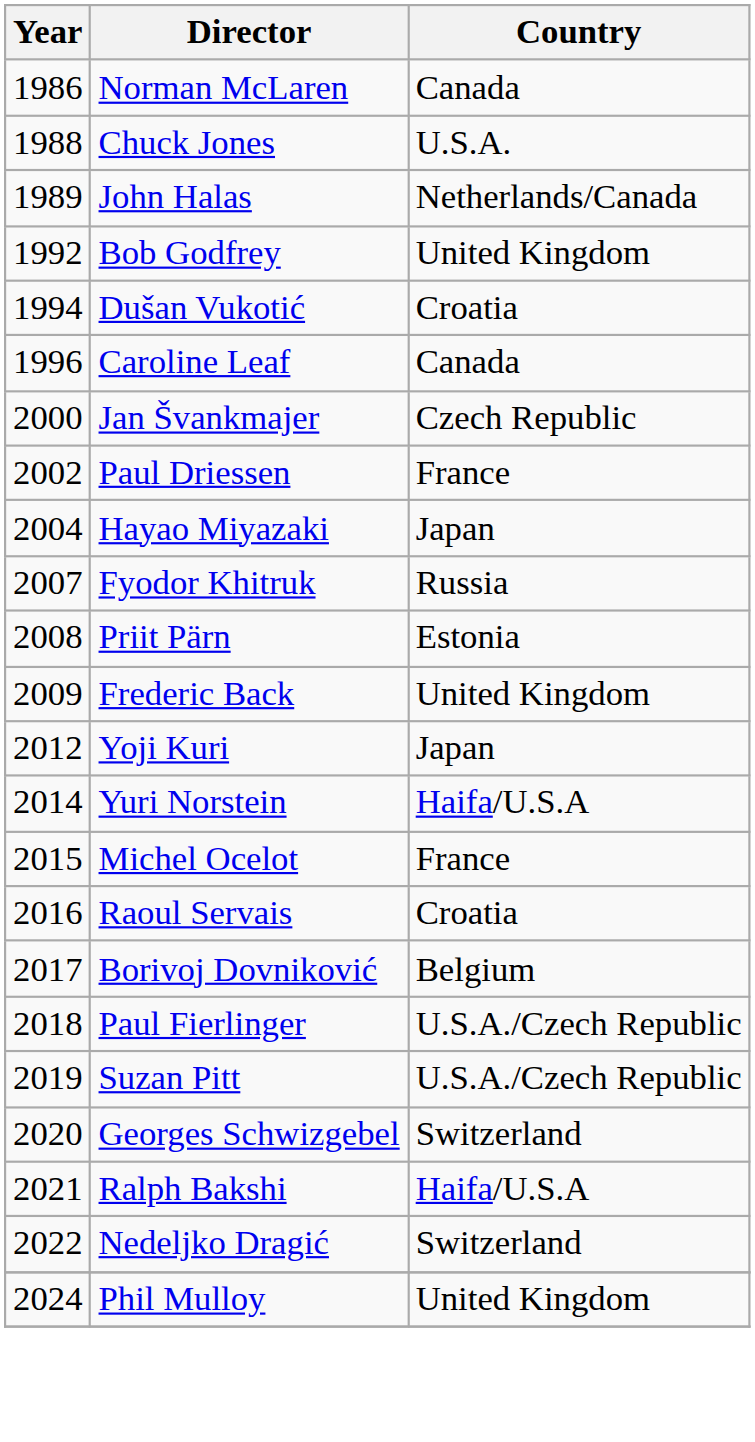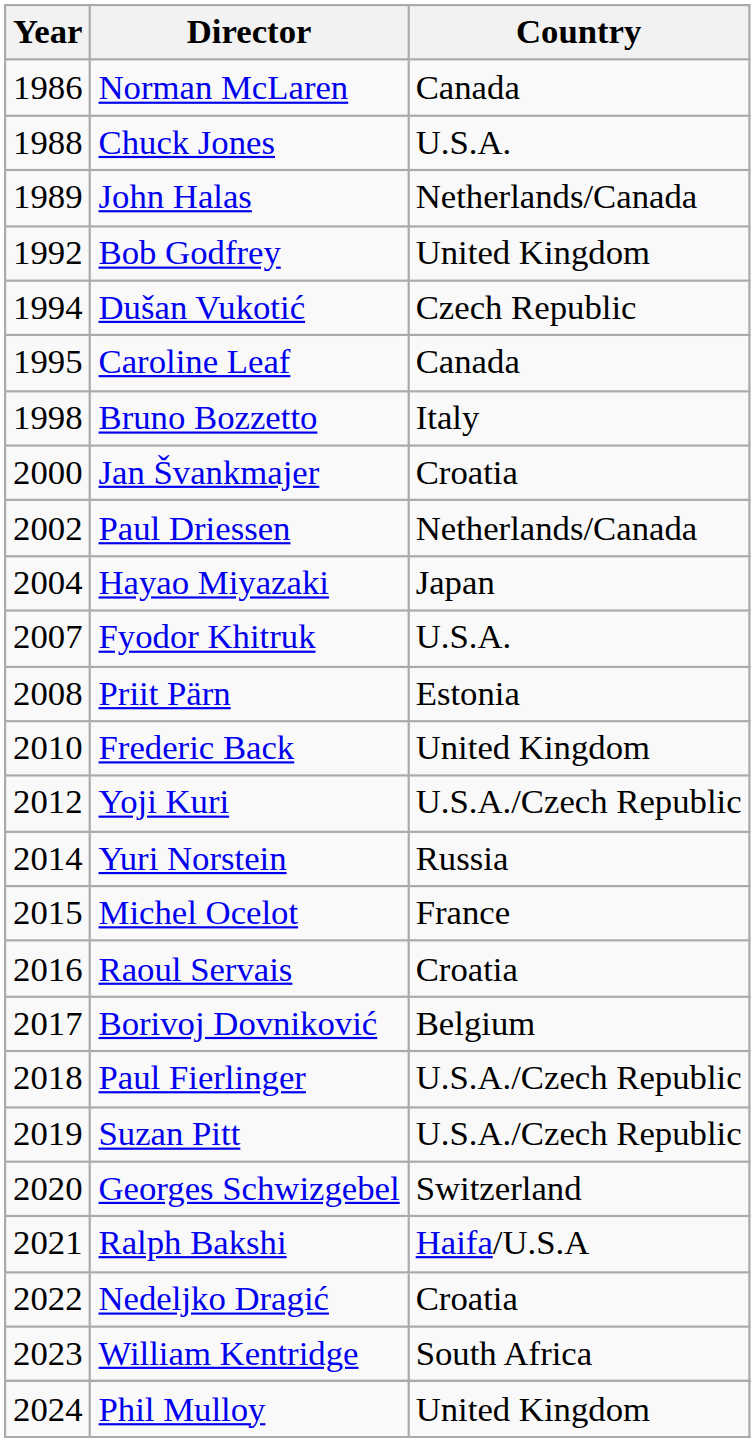(467, 307) Croatia -> (526, 307) Czech Republic
(48, 362) 1996 -> (48, 362) 1995
+ row: (208, 417)
(526, 417) Czech Republic -> (467, 472) Croatia
(463, 472) France -> (556, 527) Netherlands/Canada
(462, 582) Russia -> (463, 637) U.S.A.
(48, 692) 2009 -> (48, 747) 2010
(455, 747) Japan -> (579, 802) U.S.A./Czech Republic
(502, 802) Haifa/U.S.A -> (462, 857) Russia
(499, 1243) Switzerland -> (467, 1298) Croatia
+ row: (228, 1353)
